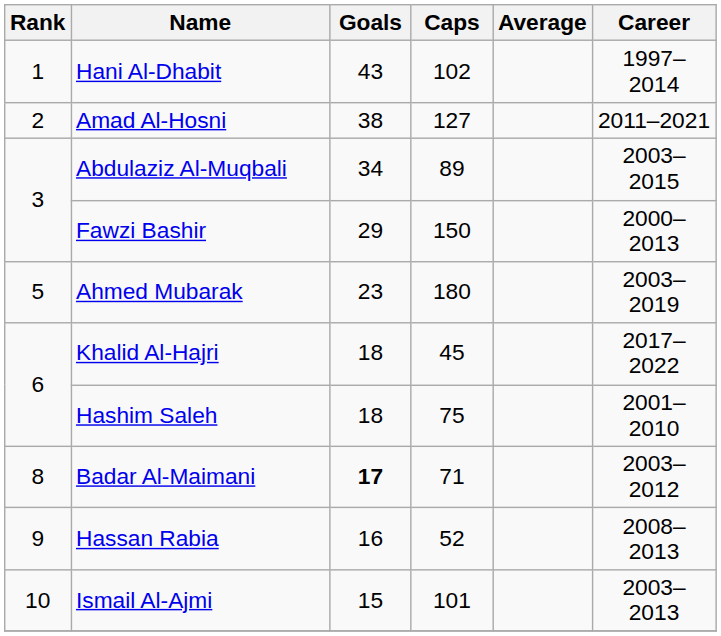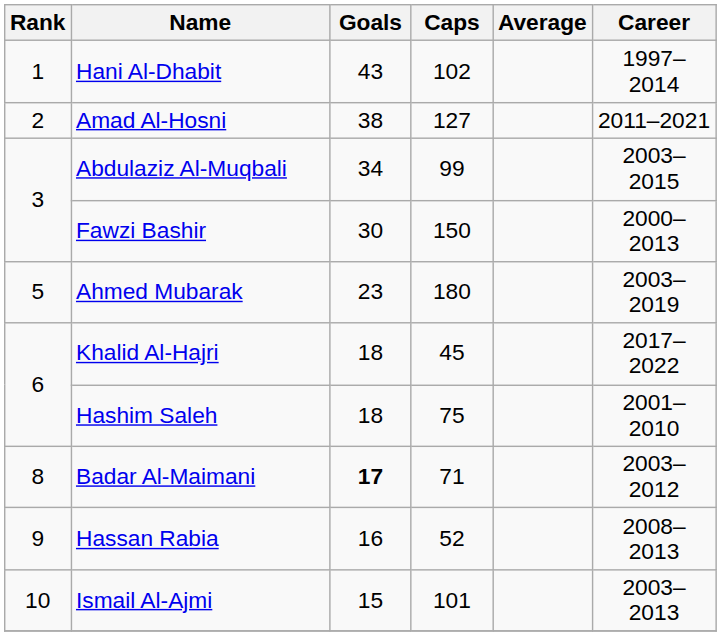(452, 168) 89 -> (452, 168) 99
(370, 230) 29 -> (370, 230) 30
